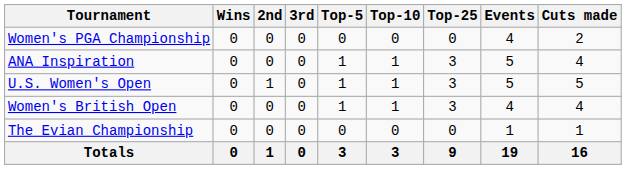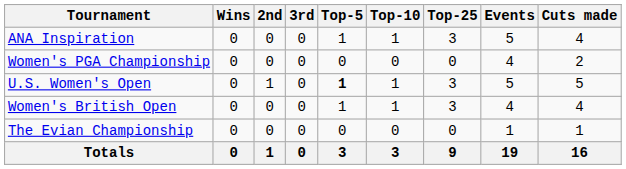rows swapped: (71, 62) <-> (109, 39)
(342, 85) normal -> (342, 85) bold
